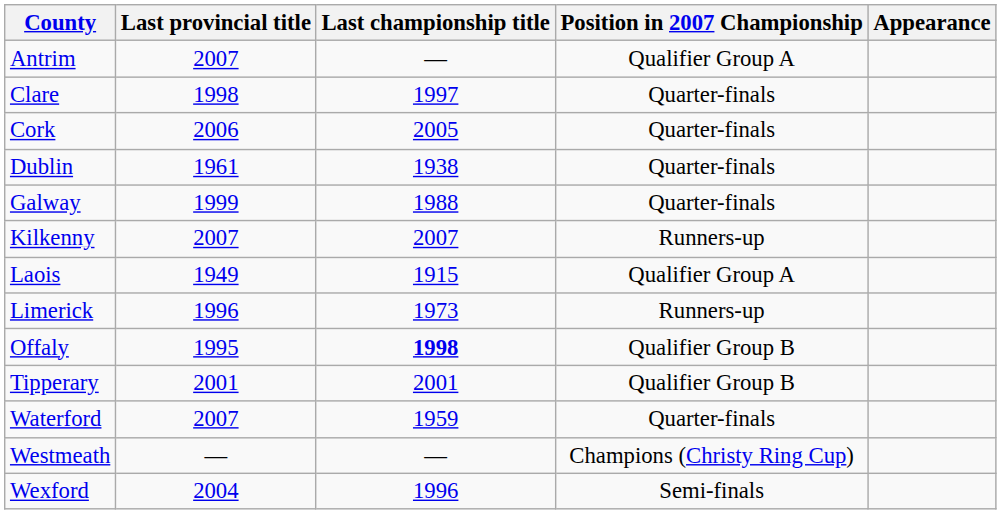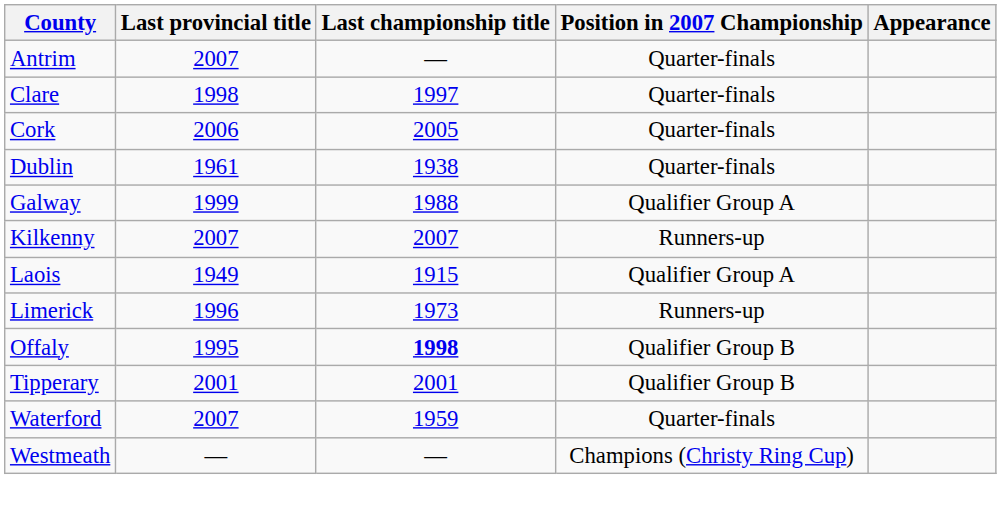(712, 58) Qualifier Group A -> (712, 58) Quarter-finals
(712, 202) Quarter-finals -> (712, 202) Qualifier Group A
- row: (49, 490)
